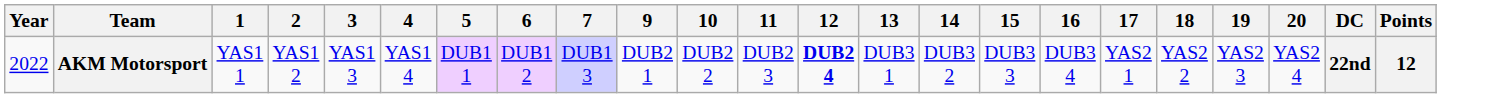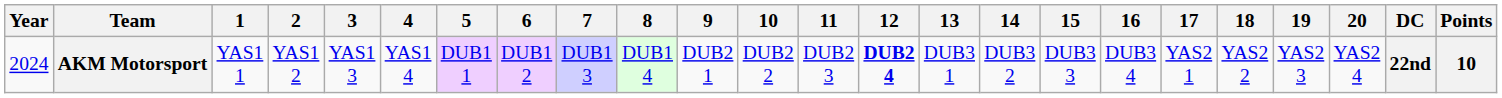+ column: (647, 20)
(29, 64) 2022 -> (29, 64) 2024
(1406, 64) 12 -> (1466, 64) 10
